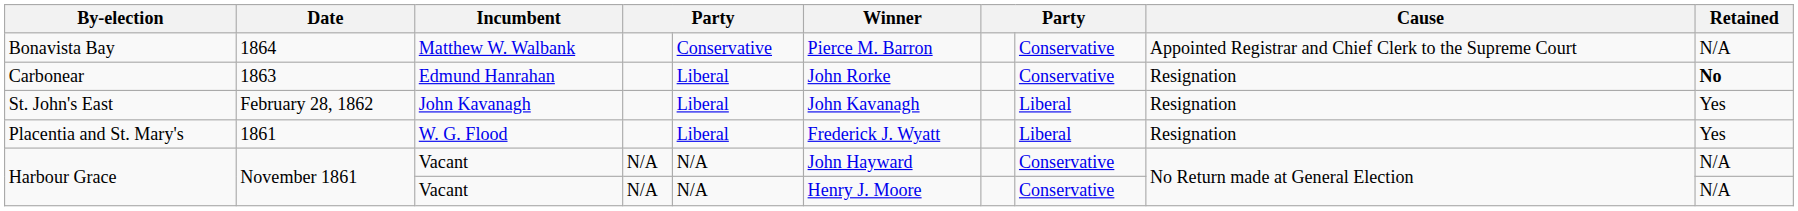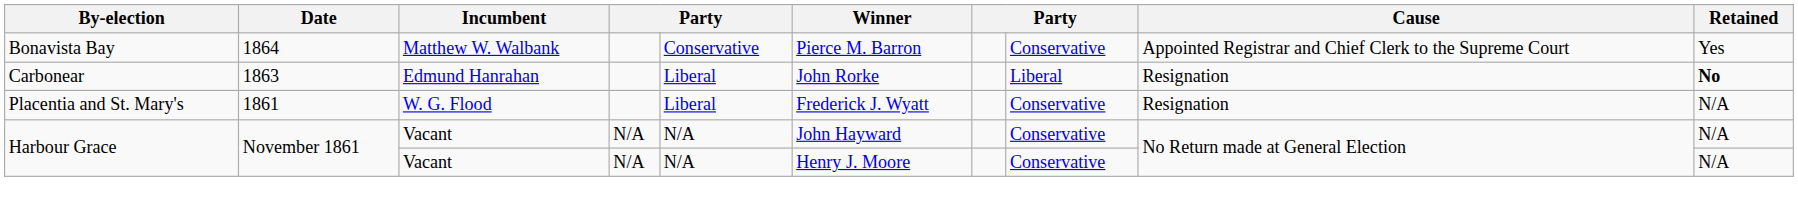(1715, 47) N/A -> (1711, 47) Yes
(1067, 76) Conservative -> (1036, 76) Liberal
- row: (61, 104)
(1045, 133) Liberal -> (1058, 104) Conservative
(1713, 133) Yes -> (1714, 104) N/A
